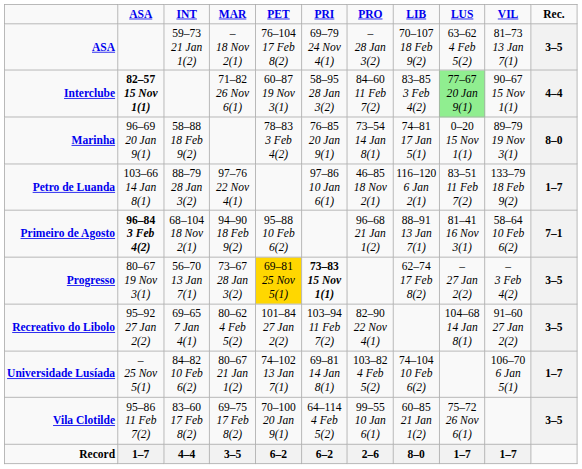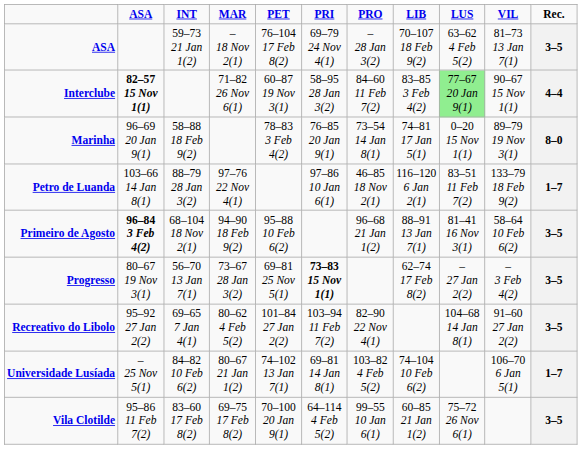(554, 234) 7–1 -> (554, 234) 3–5
(278, 280) gold background -> (278, 280) no background
- row: (97, 454)
